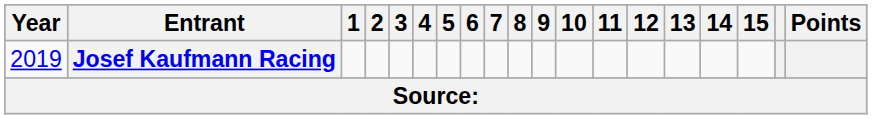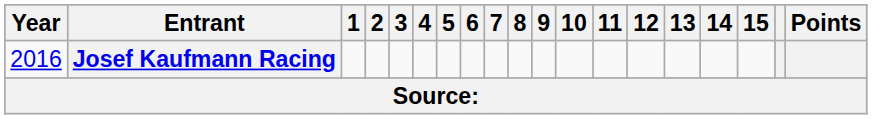(36, 59) 2019 -> (36, 59) 2016
